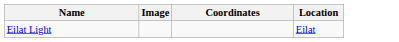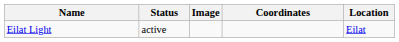+ column: (164, 12)
